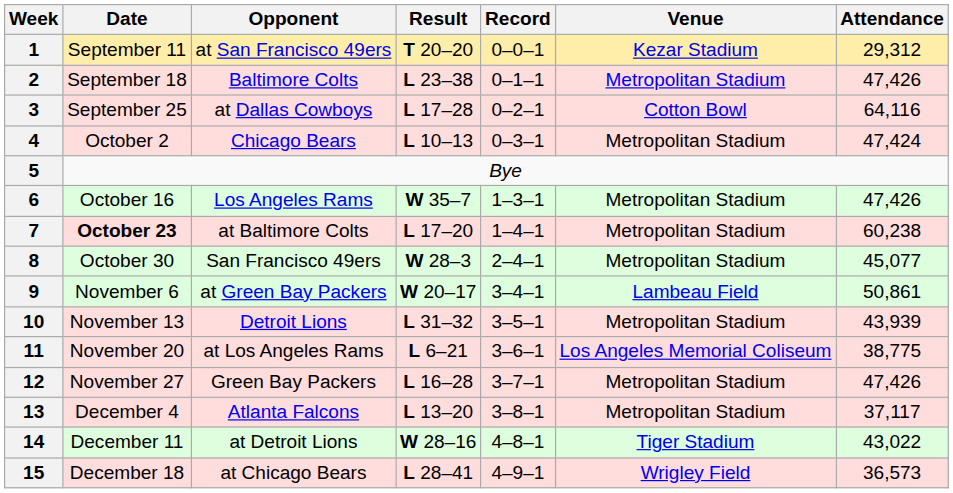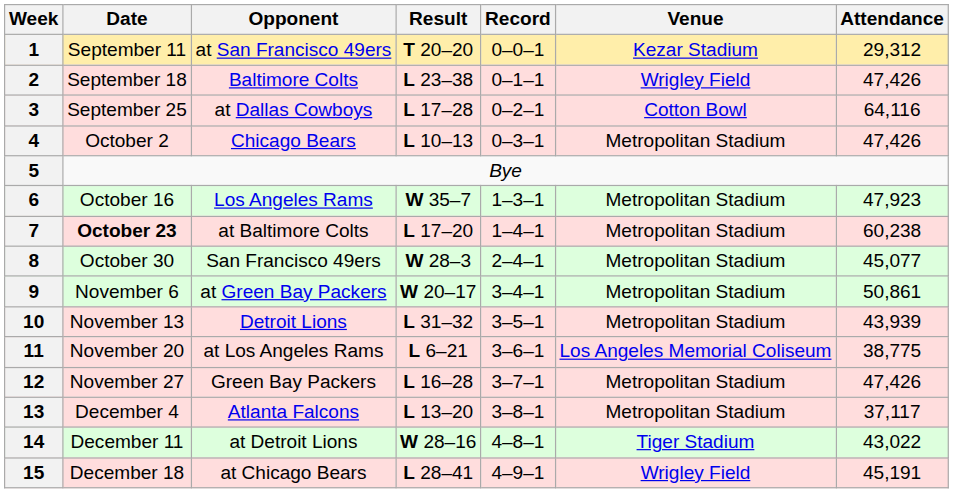(695, 79) Metropolitan Stadium -> (695, 79) Wrigley Field
(892, 140) 47,424 -> (892, 140) 47,426
(892, 200) 47,426 -> (892, 200) 47,923
(695, 291) Lambeau Field -> (695, 291) Metropolitan Stadium
(892, 472) 36,573 -> (892, 472) 45,191
